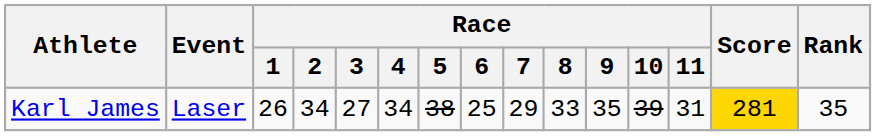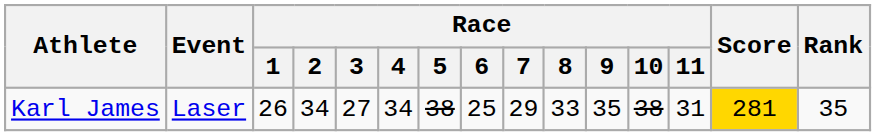(649, 109) 39 -> (649, 109) 38
